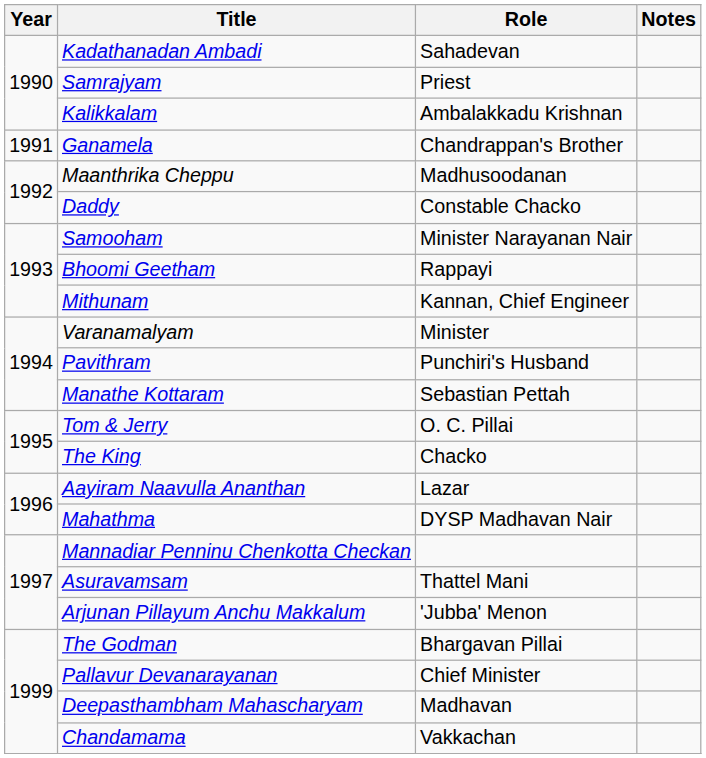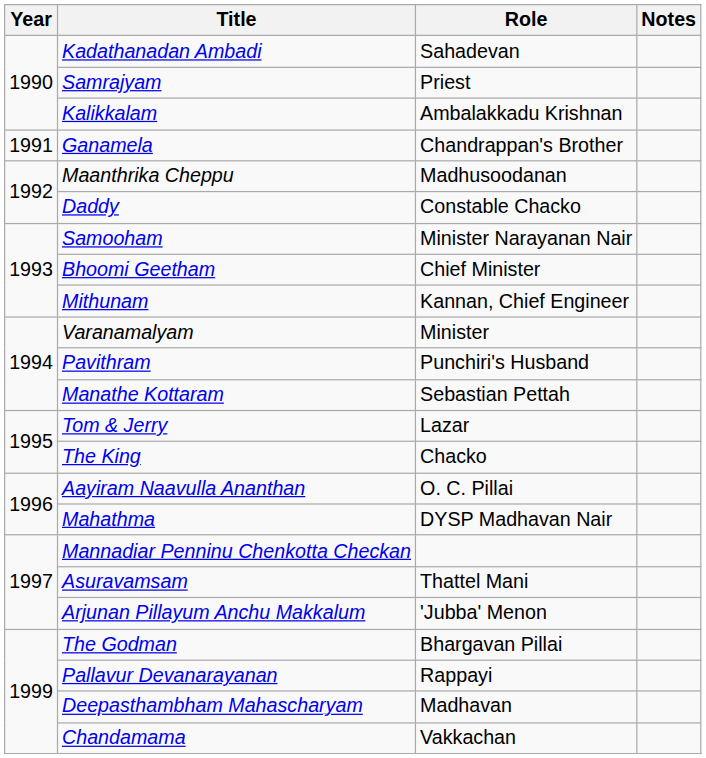(456, 269) Rappayi -> (480, 269) Chief Minister
(467, 425) O. C. Pillai -> (445, 425) Lazar
(445, 488) Lazar -> (467, 488) O. C. Pillai
(480, 675) Chief Minister -> (456, 675) Rappayi
